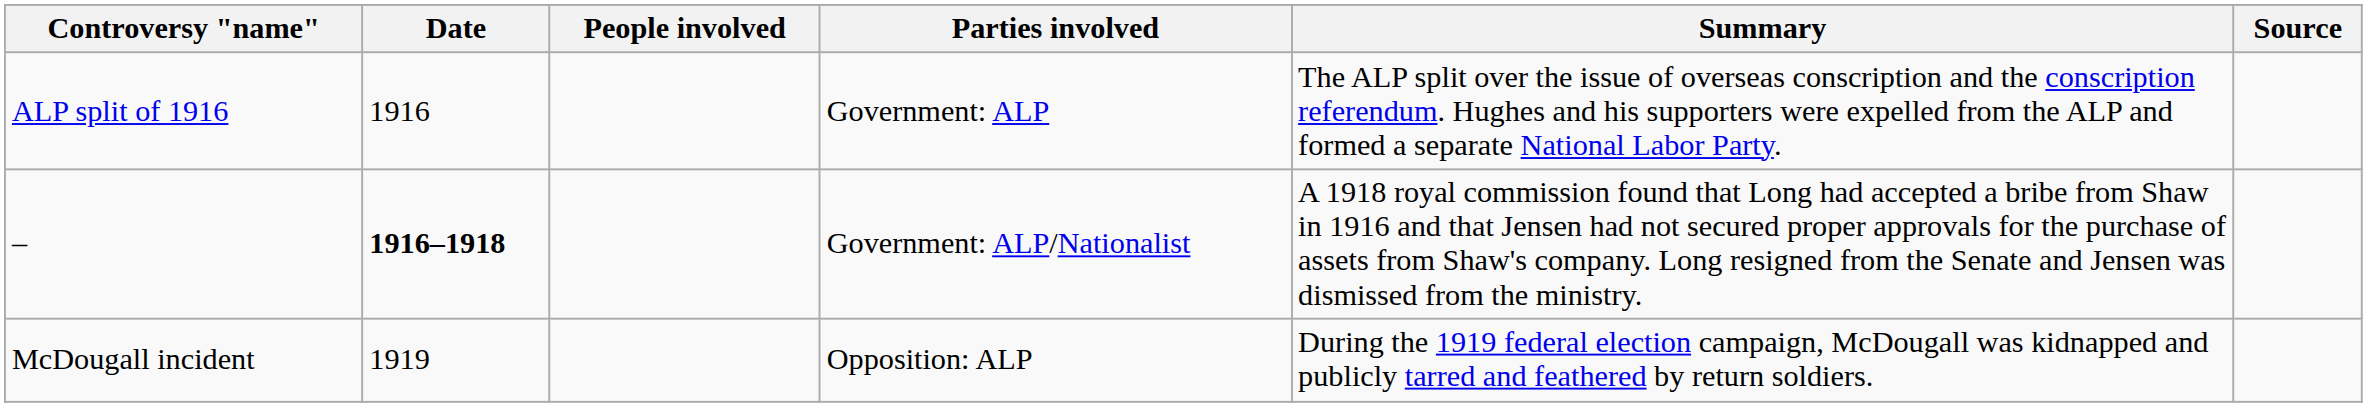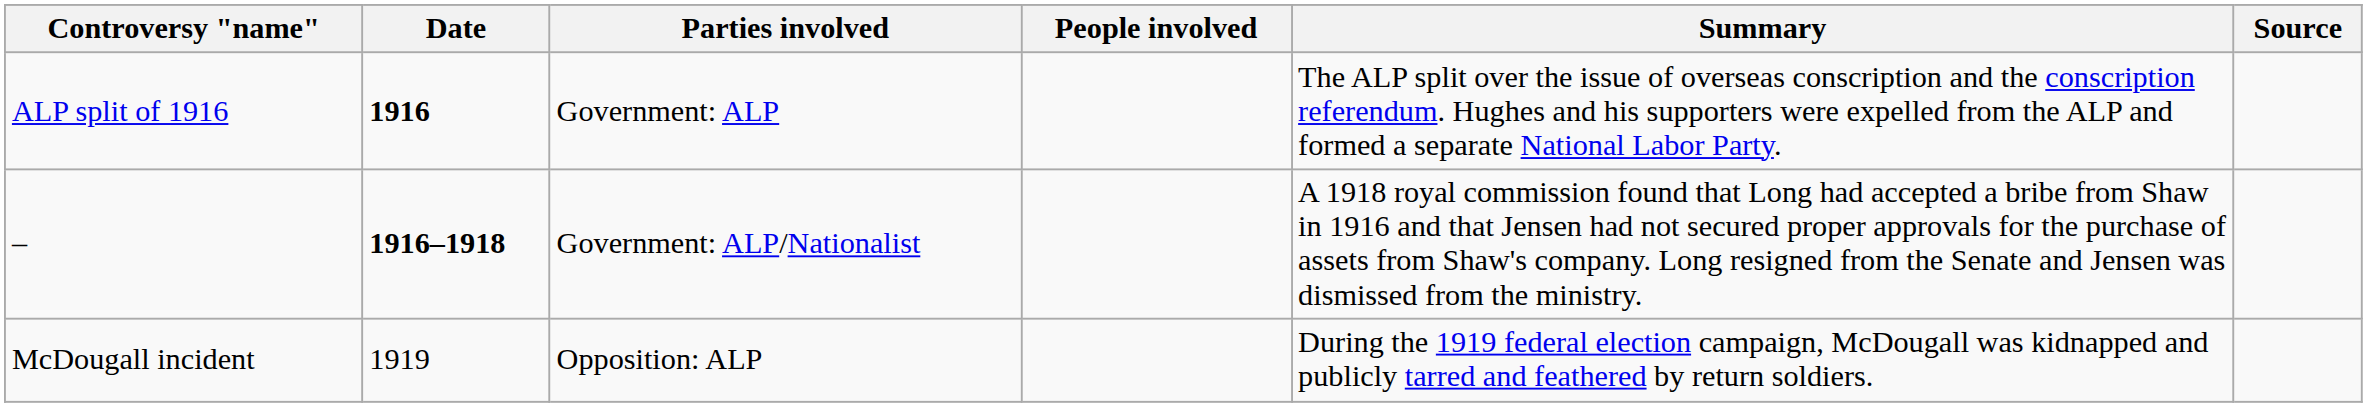columns swapped: (1055, 28) <-> (685, 28)
(400, 110) normal -> (400, 110) bold
